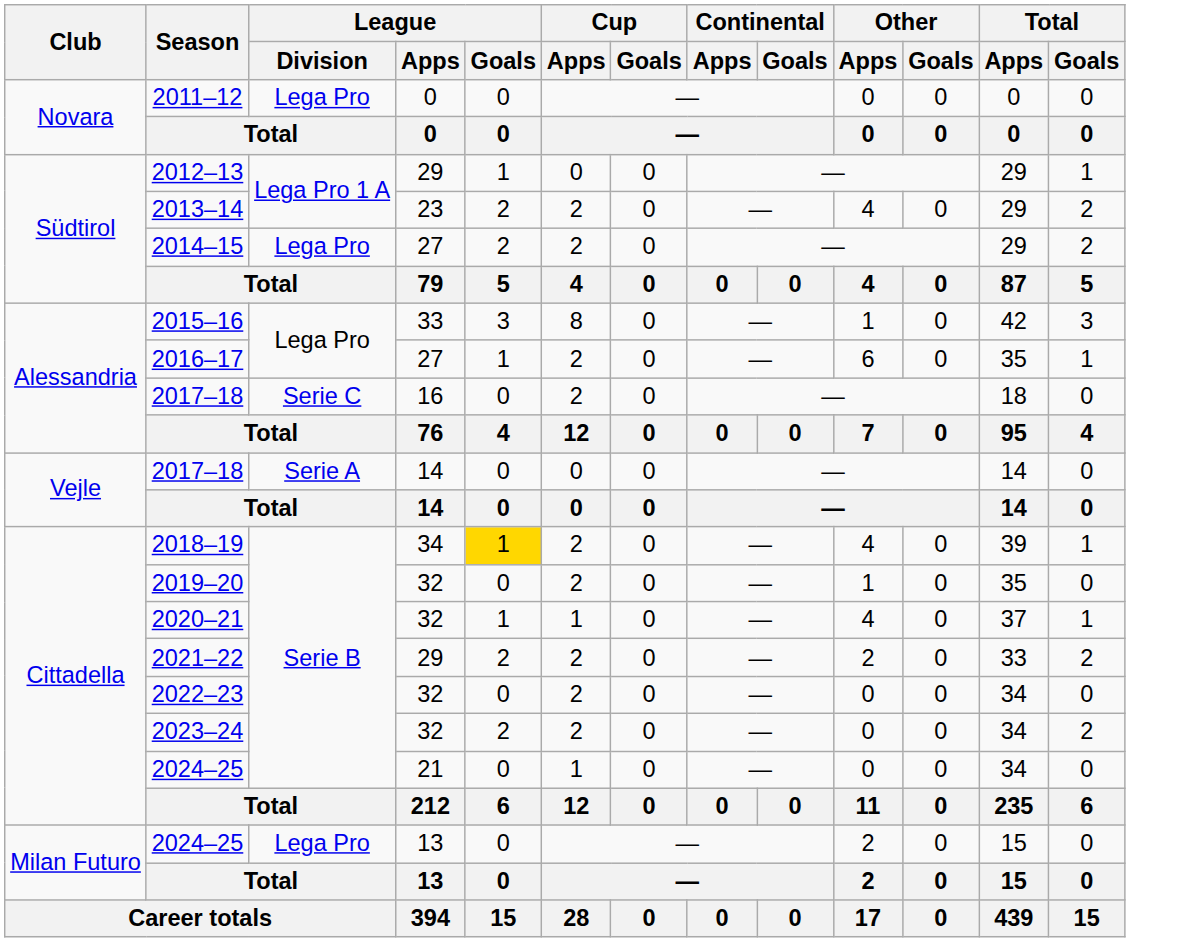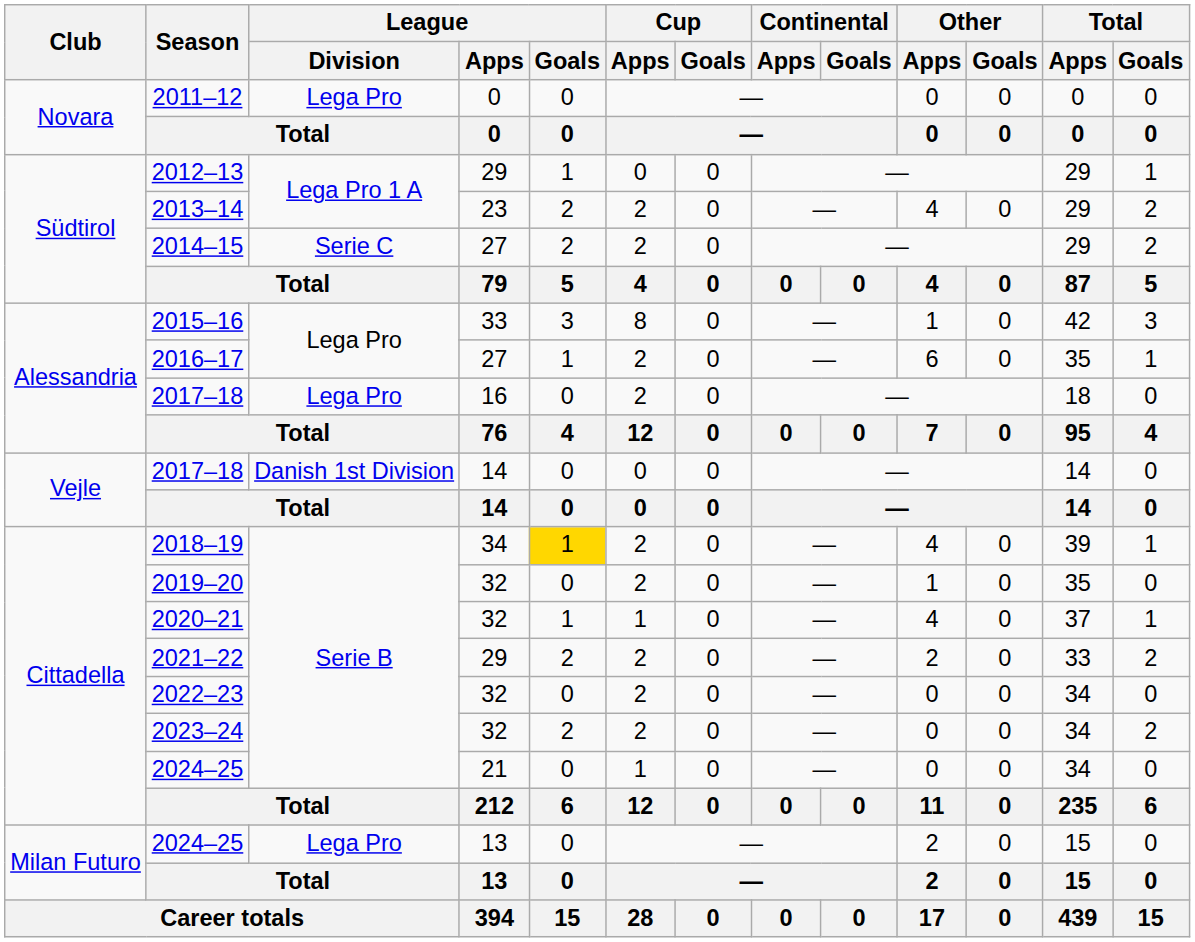(322, 246) Lega Pro -> (354, 246) Serie C
(322, 396) Serie C -> (354, 396) Lega Pro
(322, 470) Serie A -> (354, 470) Danish 1st Division
